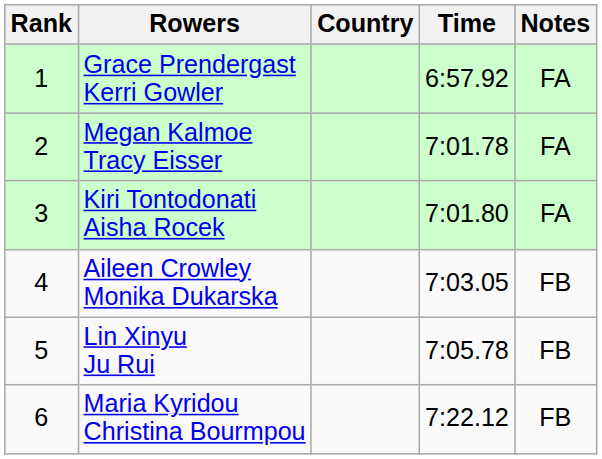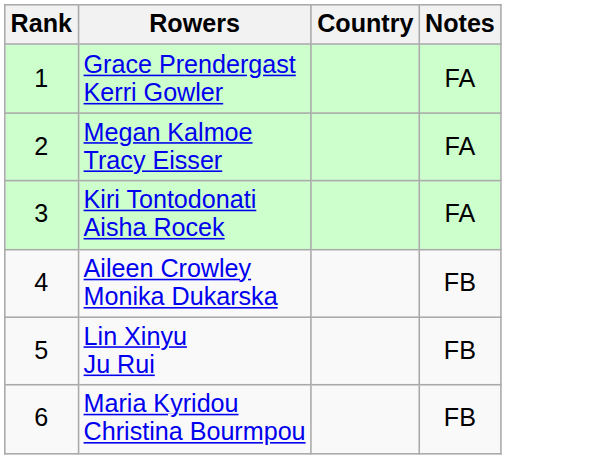- column: (467, 24)
